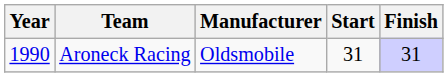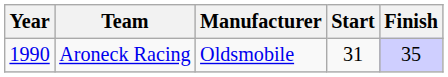(411, 54) 31 -> (411, 54) 35
